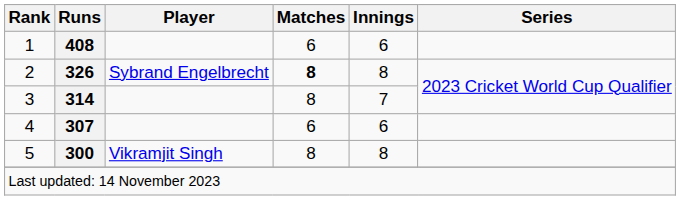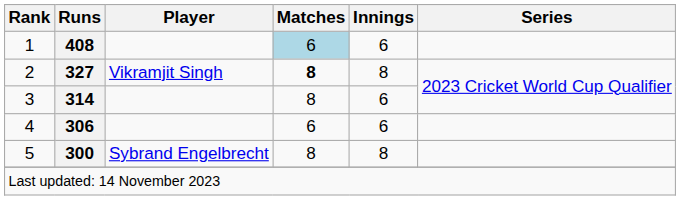(311, 45) no background -> (311, 45) lightblue background
(80, 72) 326 -> (80, 72) 327
(189, 72) Sybrand Engelbrecht -> (166, 72) Vikramjit Singh
(384, 99) 7 -> (384, 99) 6
(80, 126) 307 -> (80, 126) 306
(166, 153) Vikramjit Singh -> (189, 153) Sybrand Engelbrecht
